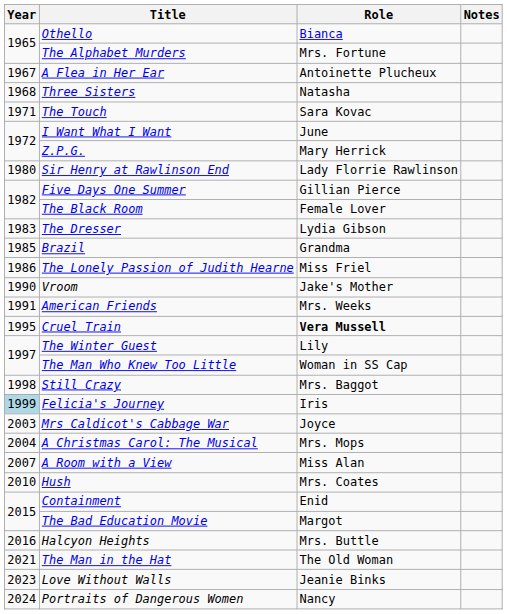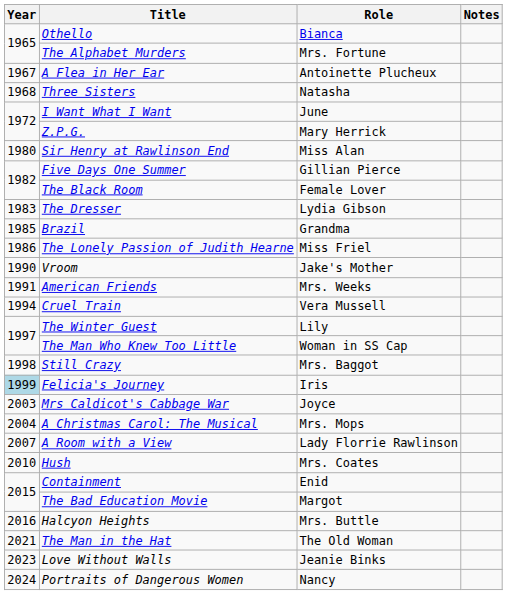- row: (74, 112)
(379, 170) Lady Florrie Rawlinson -> (332, 151) Miss Alan
(22, 326) 1995 -> (22, 307) 1994
(343, 326) bold -> (343, 307) normal
(332, 463) Miss Alan -> (379, 443) Lady Florrie Rawlinson
